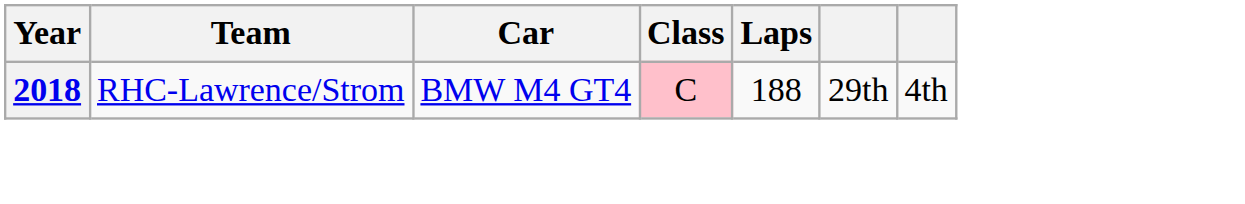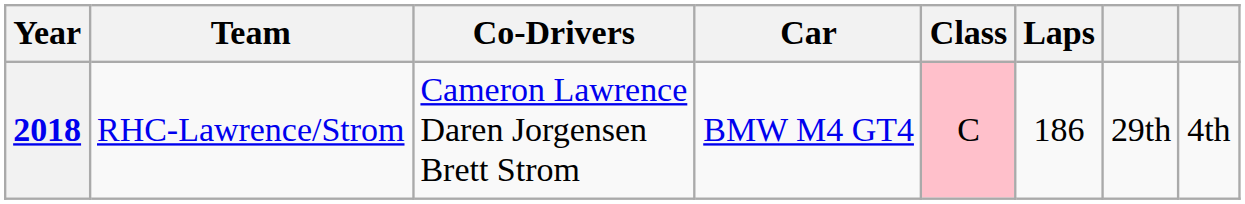+ column: (554, 32)
(776, 88) 188 -> (1059, 129) 186
